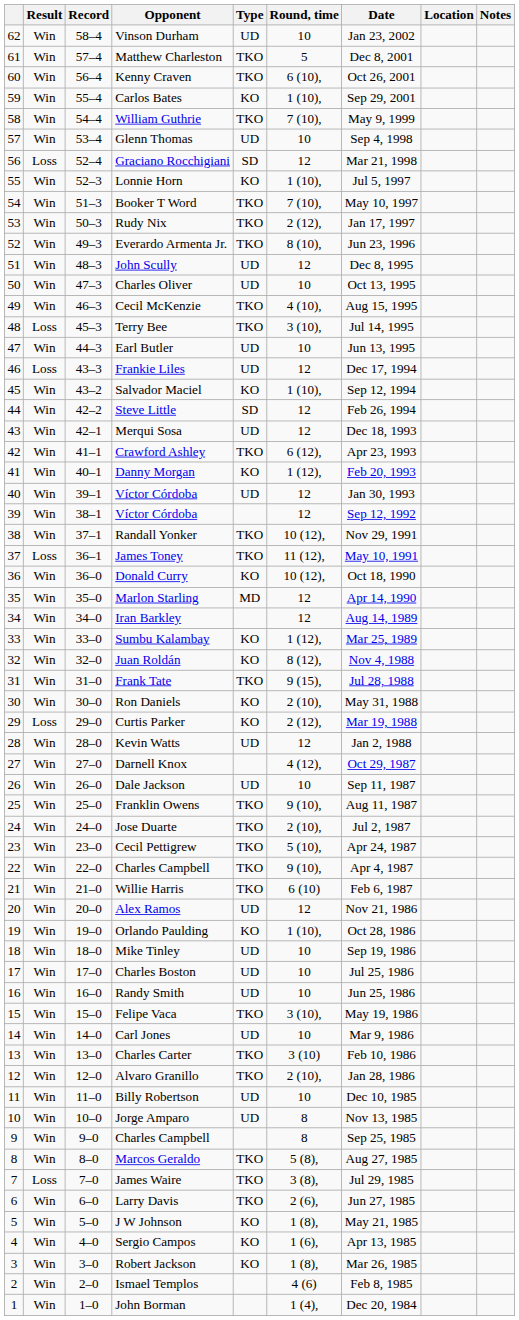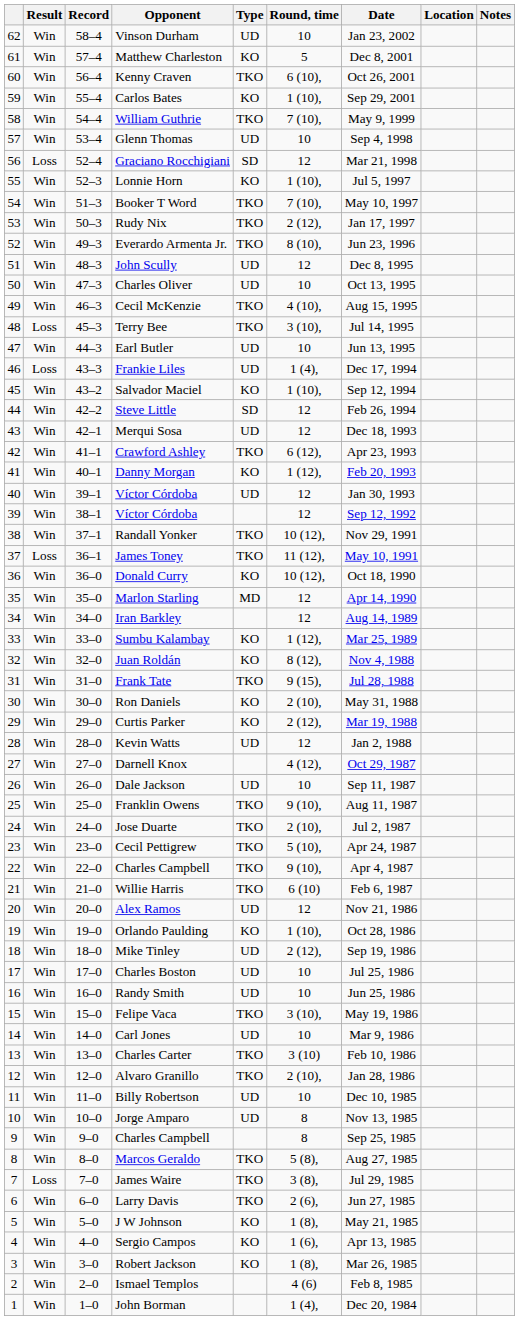(250, 56) TKO -> (250, 56) KO
(304, 368) 12 -> (304, 368) 1 (4),
(44, 722) Loss -> (44, 722) Win
(304, 951) 10 -> (304, 951) 2 (12),
